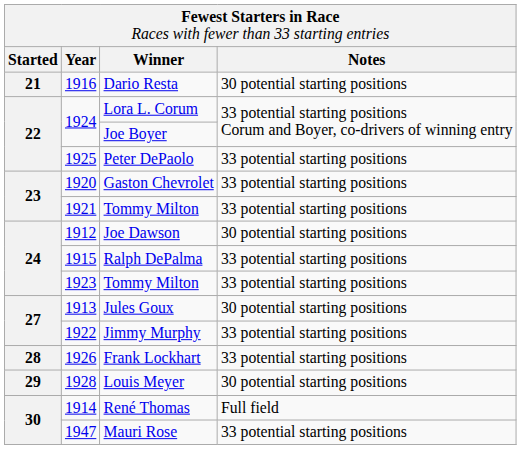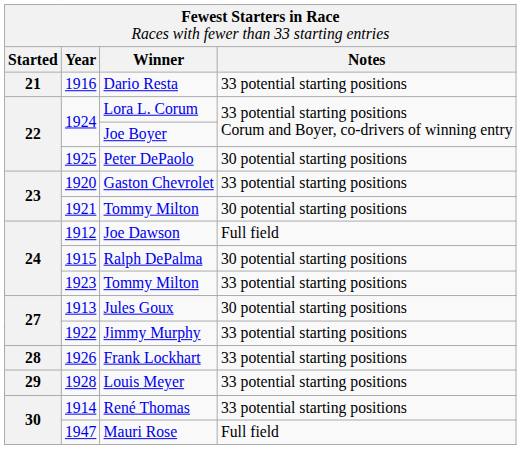(314, 84) 30 potential starting positions -> (314, 84) 33 potential starting positions
(314, 158) 33 potential starting positions -> (314, 158) 30 potential starting positions
(314, 208) 33 potential starting positions -> (314, 208) 30 potential starting positions
(314, 233) 30 potential starting positions -> (250, 233) Full field
(314, 258) 33 potential starting positions -> (314, 258) 30 potential starting positions
(314, 382) 30 potential starting positions -> (314, 382) 33 potential starting positions
(250, 407) Full field -> (314, 407) 33 potential starting positions
(314, 432) 33 potential starting positions -> (250, 432) Full field
